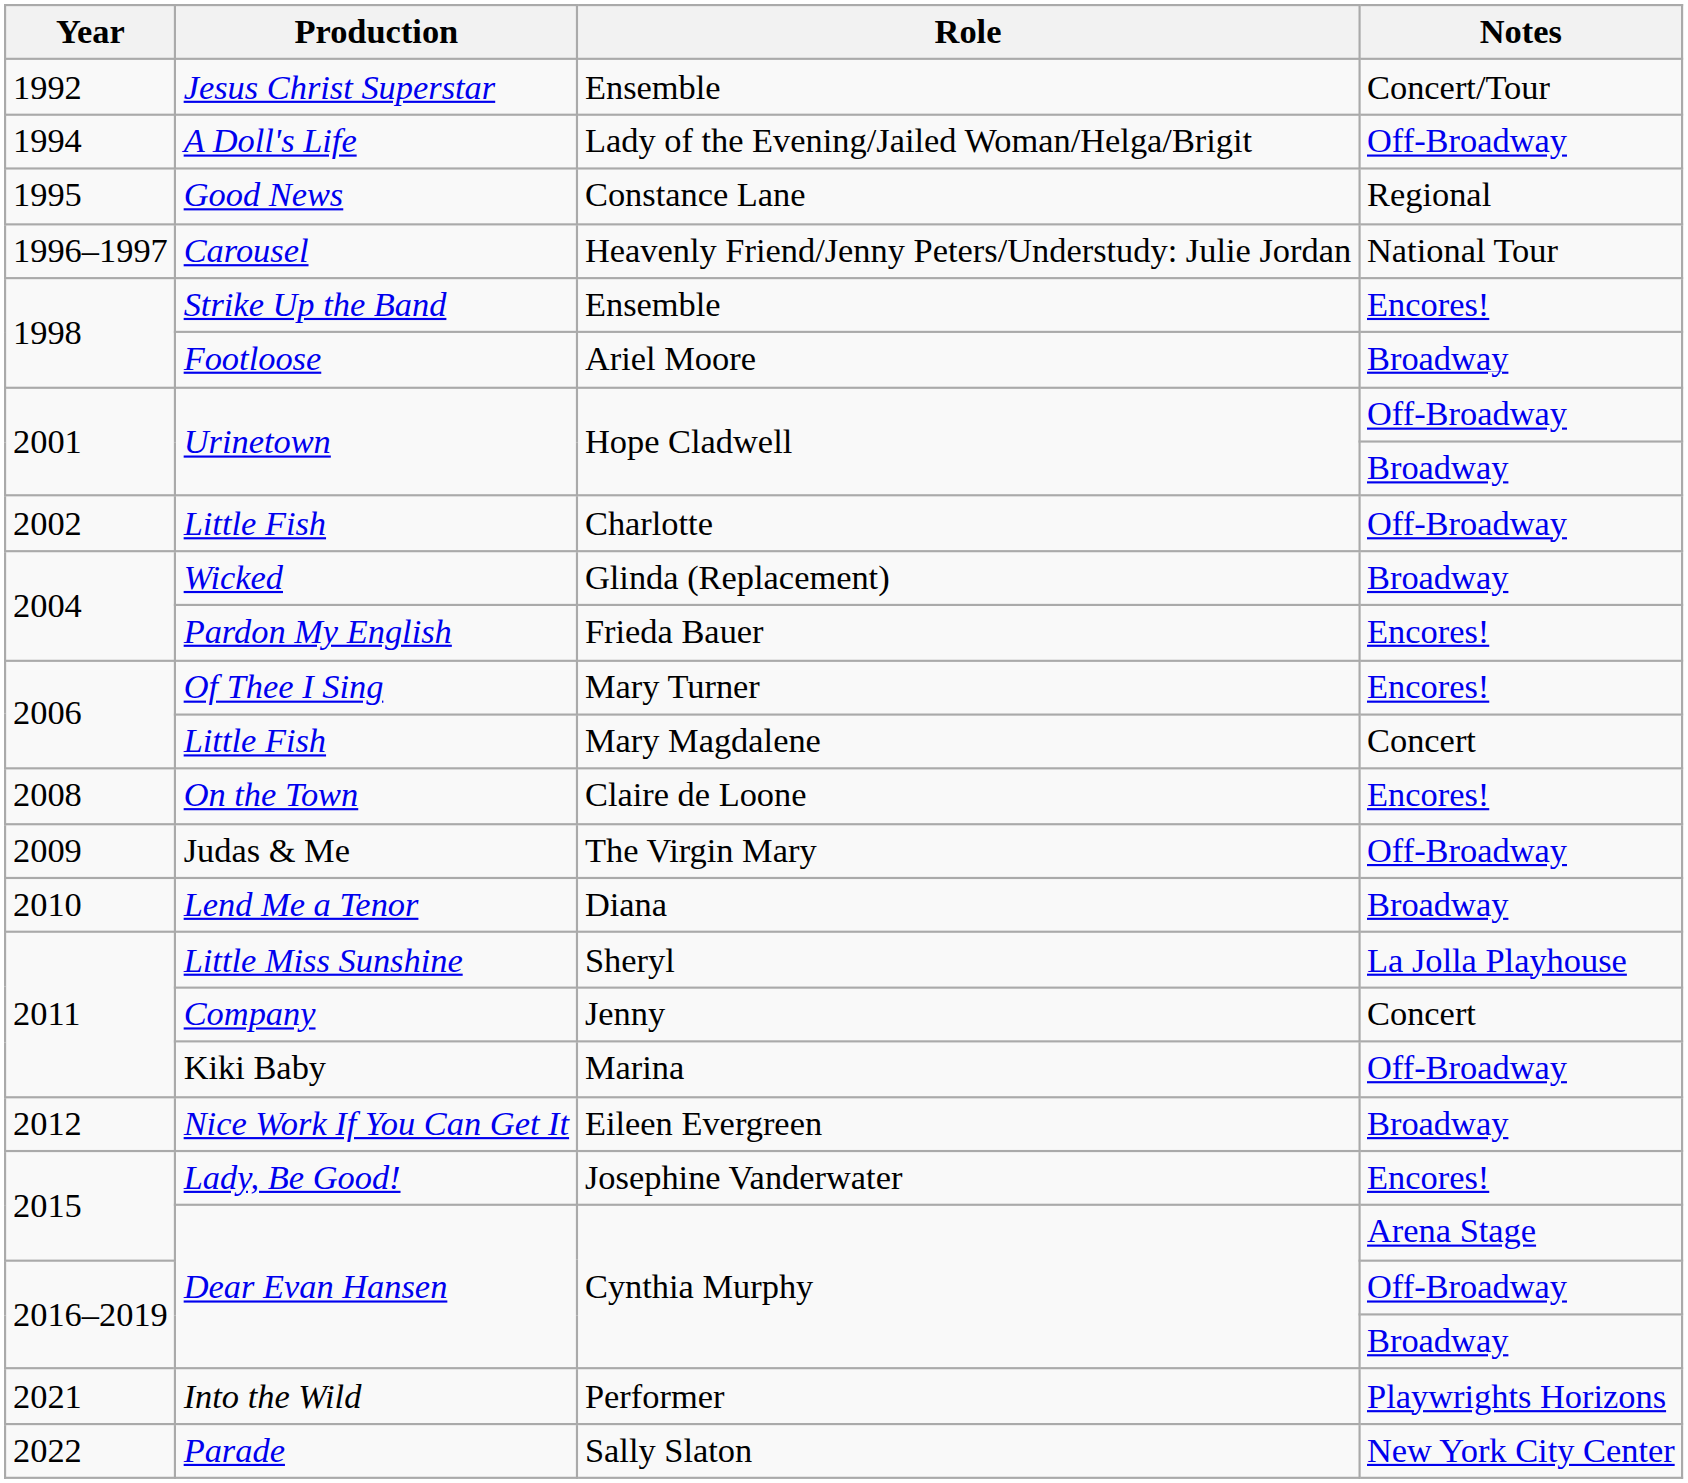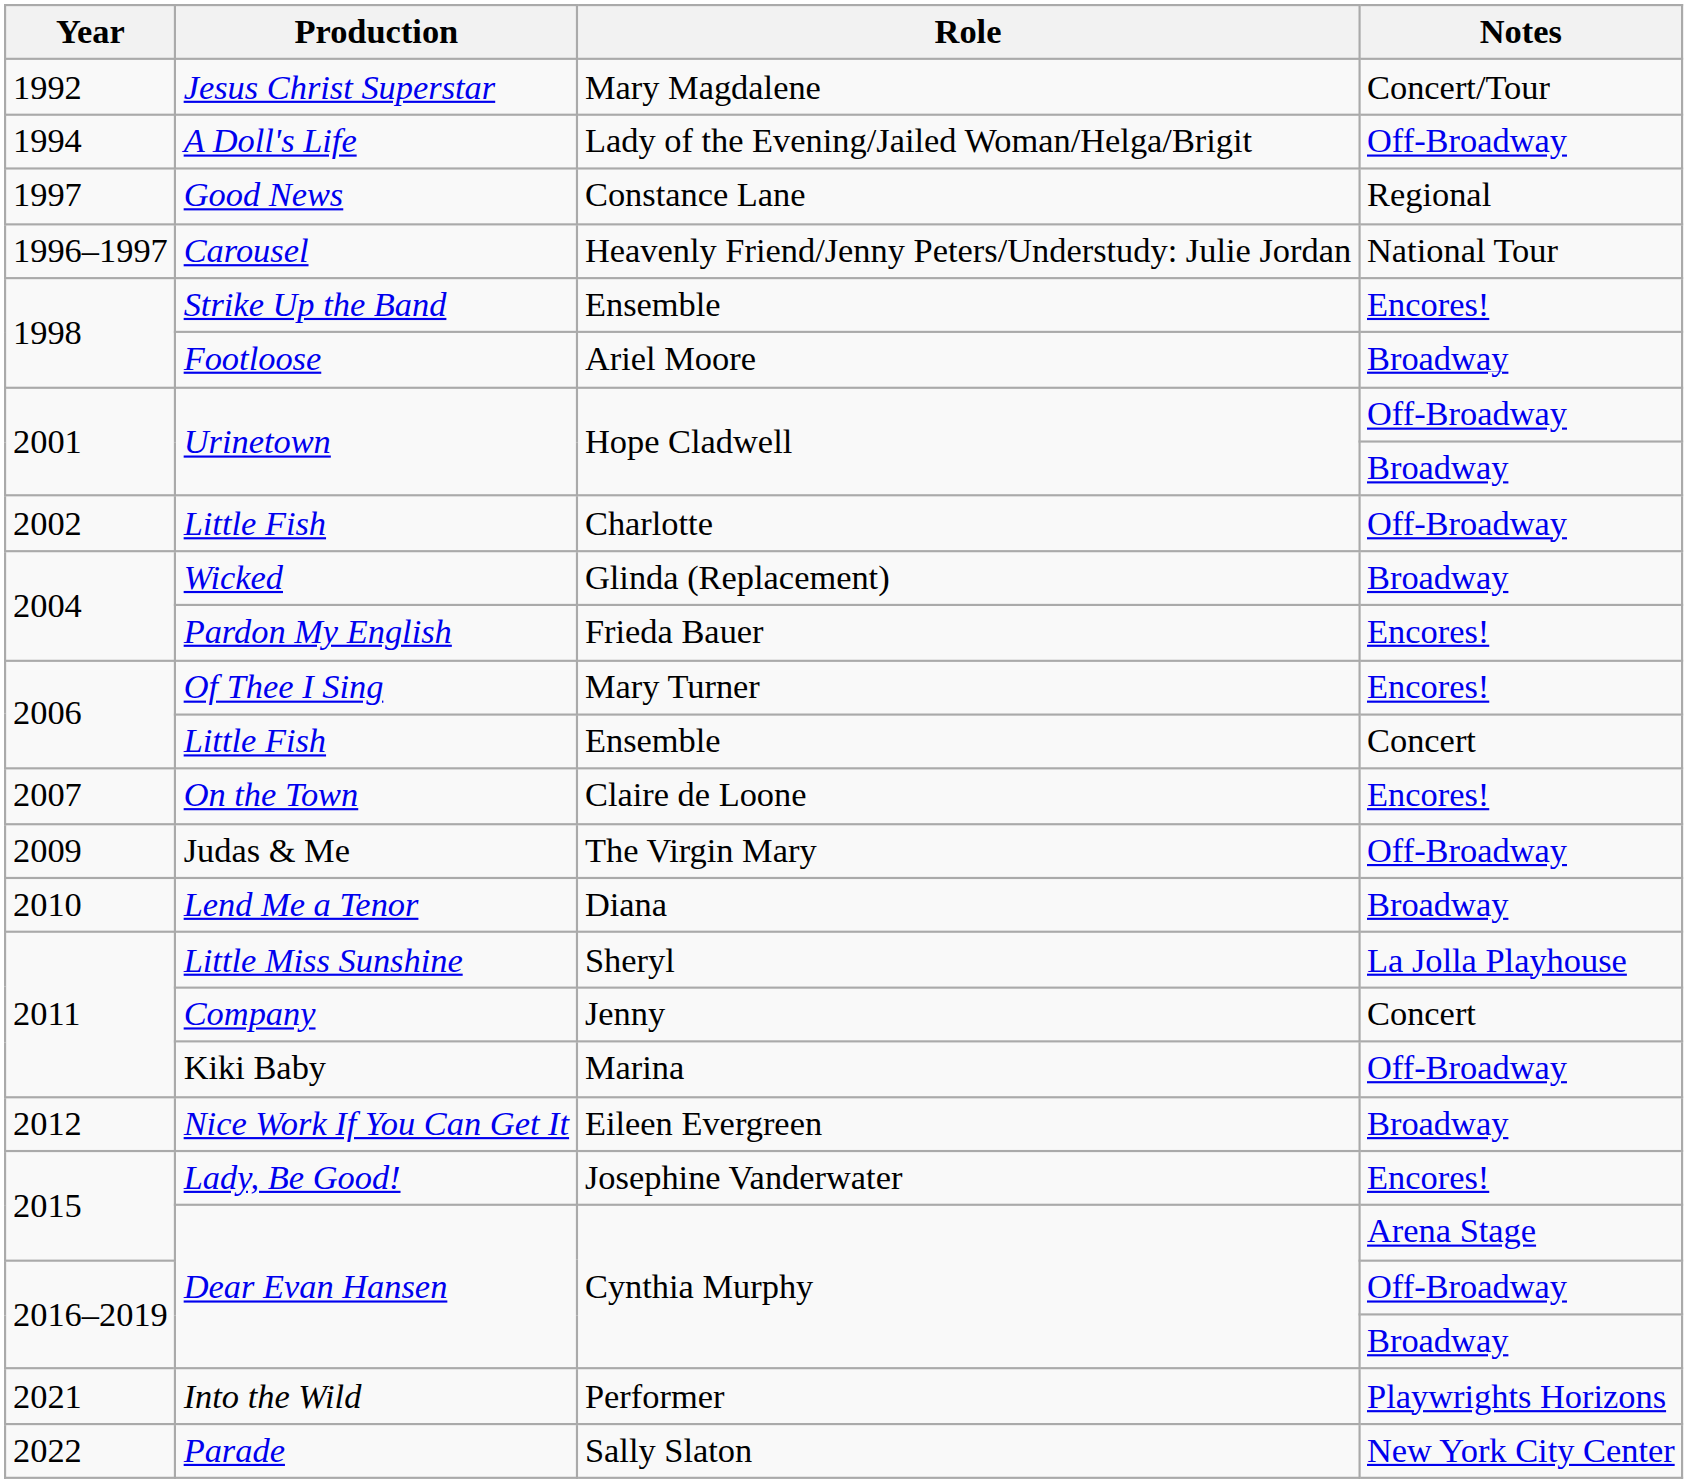(653, 86) Ensemble -> (703, 86) Mary Magdalene
(47, 195) 1995 -> (47, 195) 1997
(703, 741) Mary Magdalene -> (653, 741) Ensemble
(47, 795) 2008 -> (47, 795) 2007
